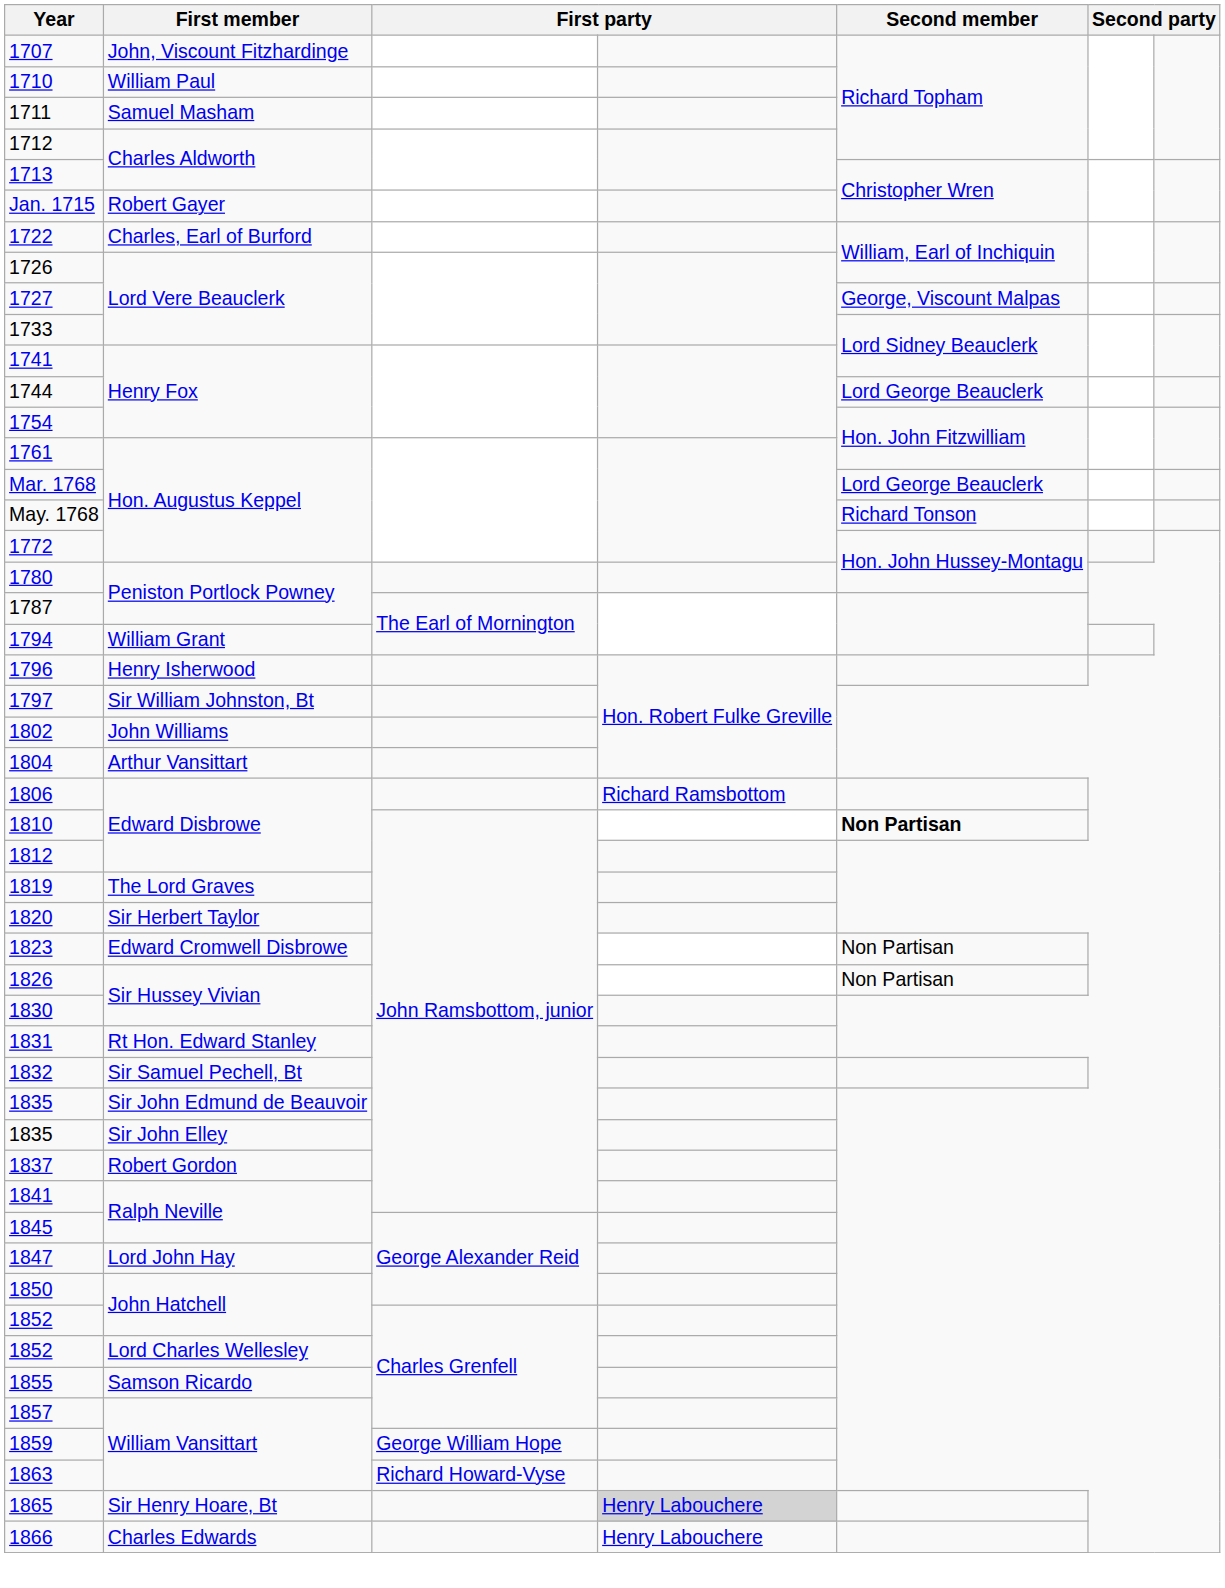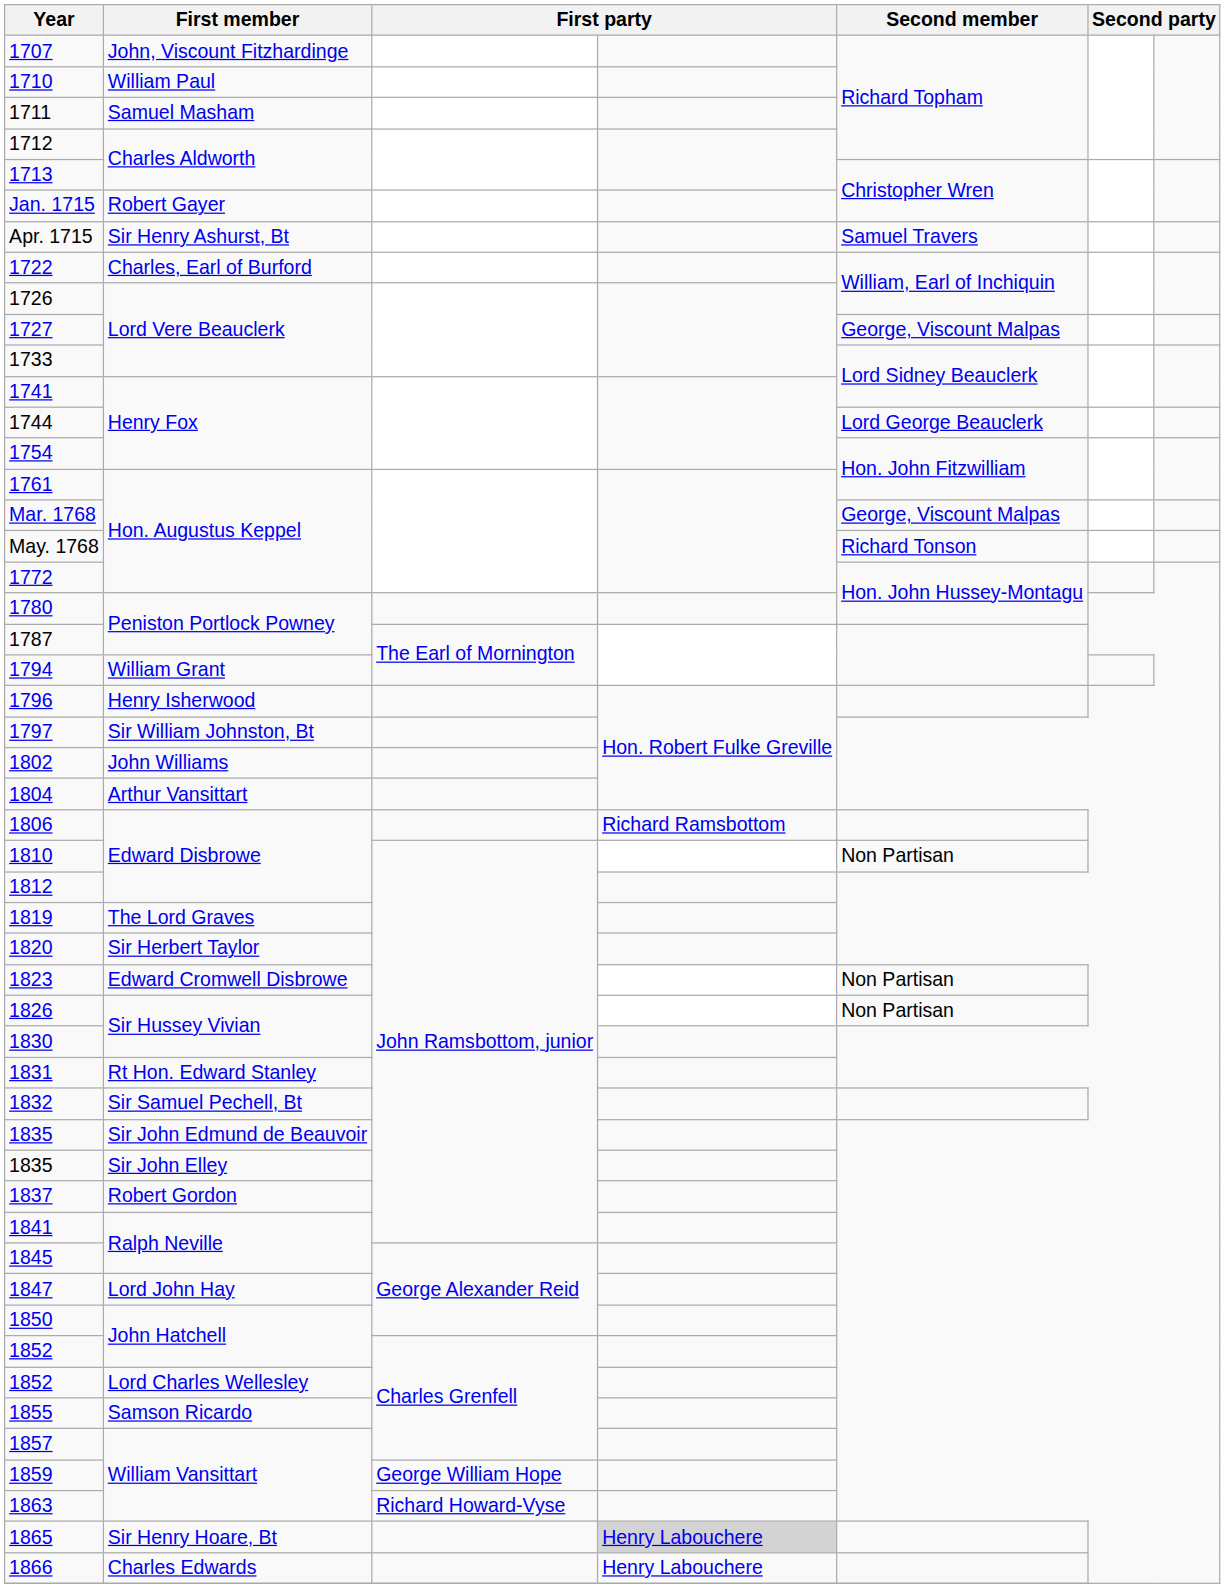+ row: (51, 236)
(942, 484) Lord George Beauclerk -> (951, 515) George, Viscount Malpas
(901, 824) bold -> (898, 855) normal
